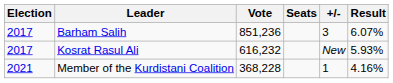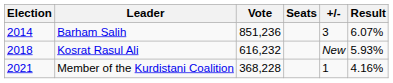(20, 31) 2017 -> (20, 31) 2014
(20, 50) 2017 -> (20, 50) 2018
